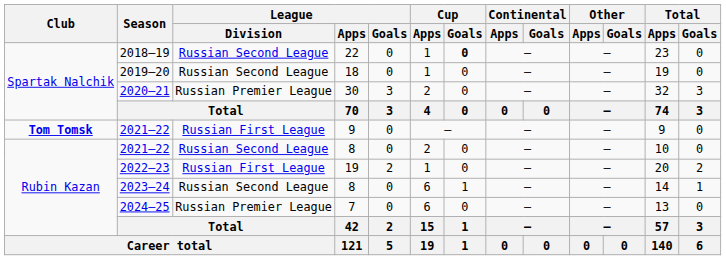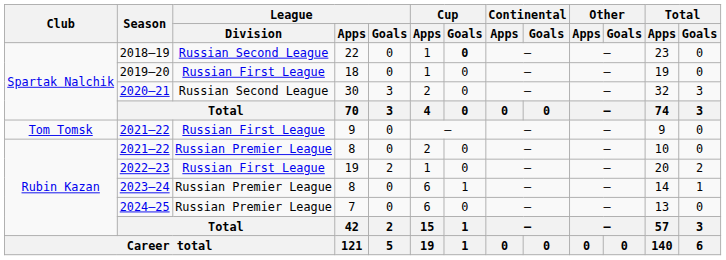(254, 72) Russian Second League -> (254, 72) Russian First League
(254, 91) Russian Premier League -> (254, 91) Russian Second League
(61, 130) bold -> (61, 130) normal
(254, 149) Russian Second League -> (254, 149) Russian Premier League
(254, 188) Russian Second League -> (254, 188) Russian Premier League
